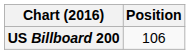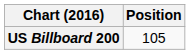(154, 37) 106 -> (154, 37) 105
